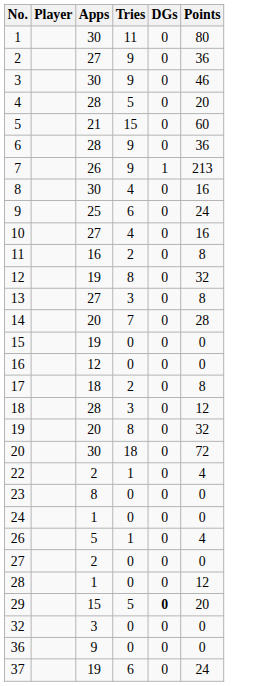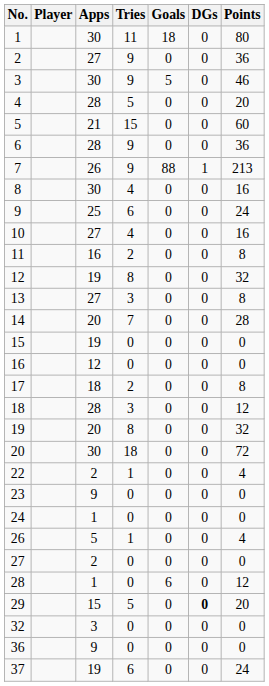+ column: (168, 15)
(94, 495) 8 -> (94, 495) 9
